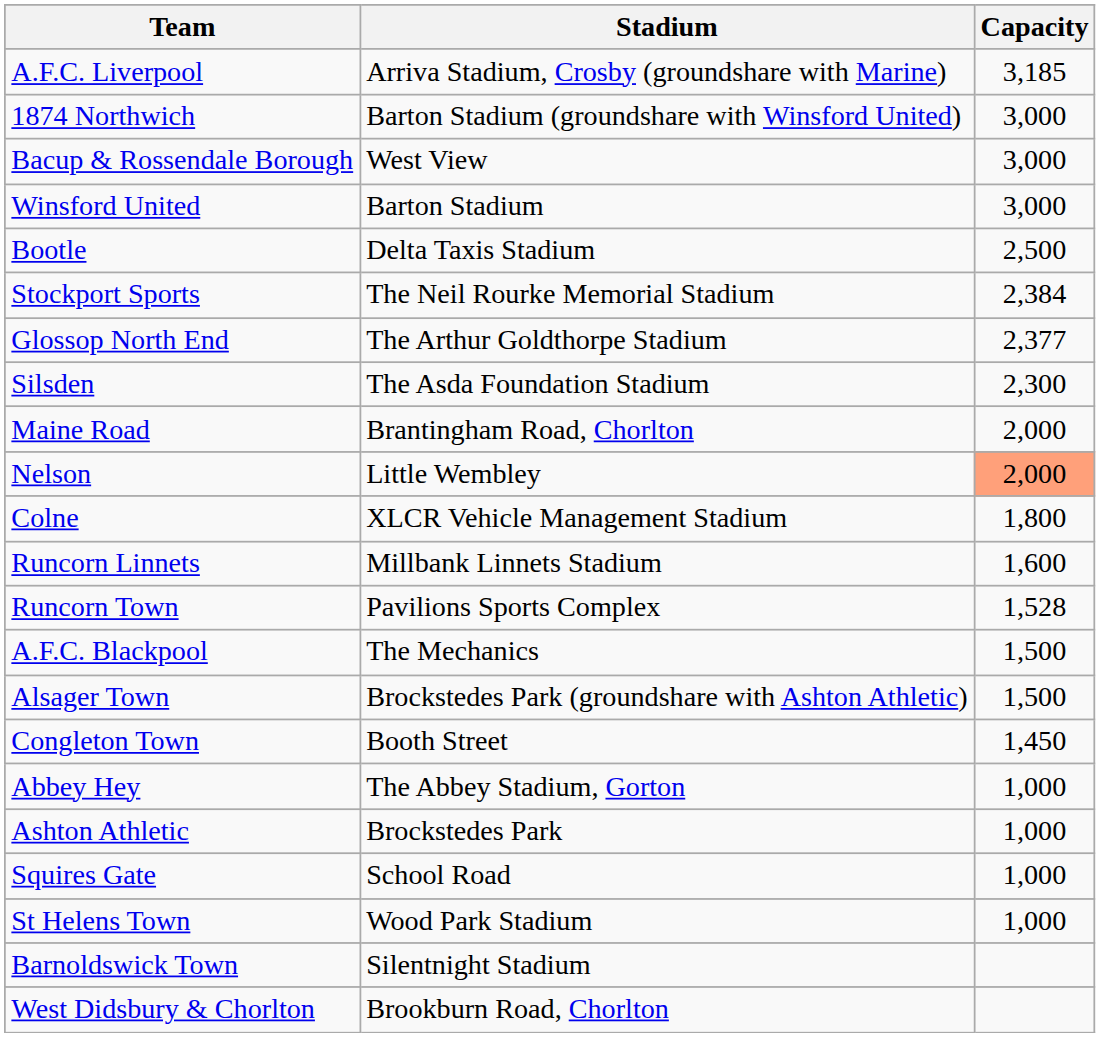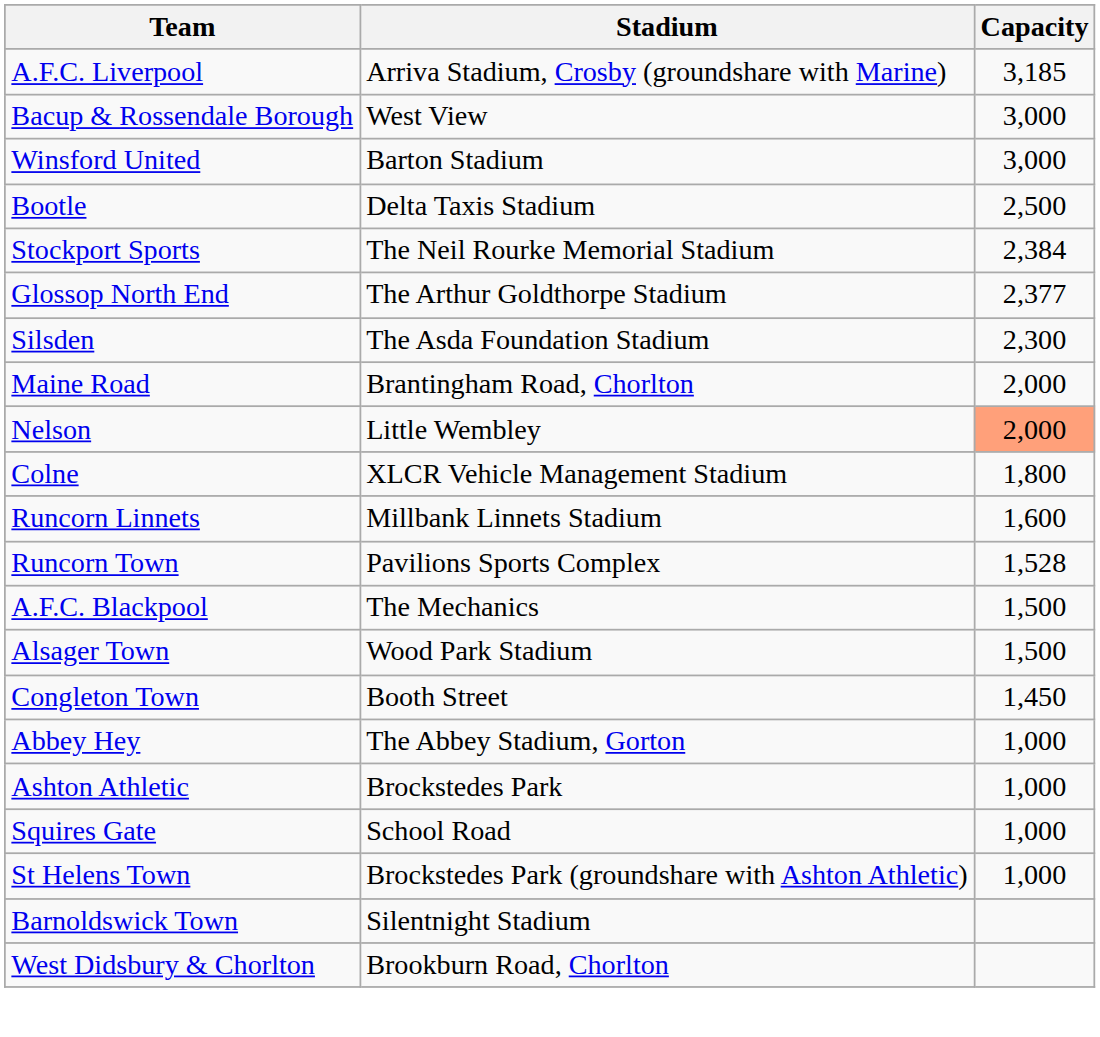- row: (103, 116)
(667, 696) Brockstedes Park (groundshare with Ashton Athletic) -> (479, 652) Wood Park Stadium
(479, 920) Wood Park Stadium -> (667, 875) Brockstedes Park (groundshare with Ashton Athletic)
